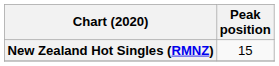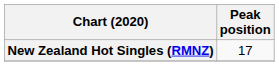(245, 50) 15 -> (245, 50) 17
